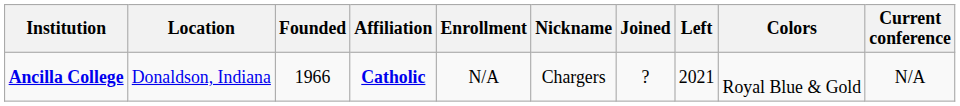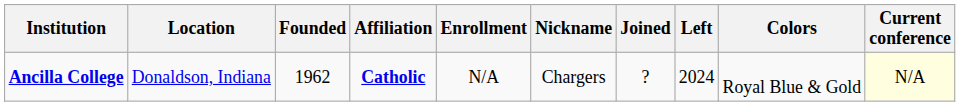(313, 76) 1966 -> (313, 76) 1962
(697, 76) 2021 -> (697, 76) 2024
(910, 76) no background -> (910, 76) lightyellow background
